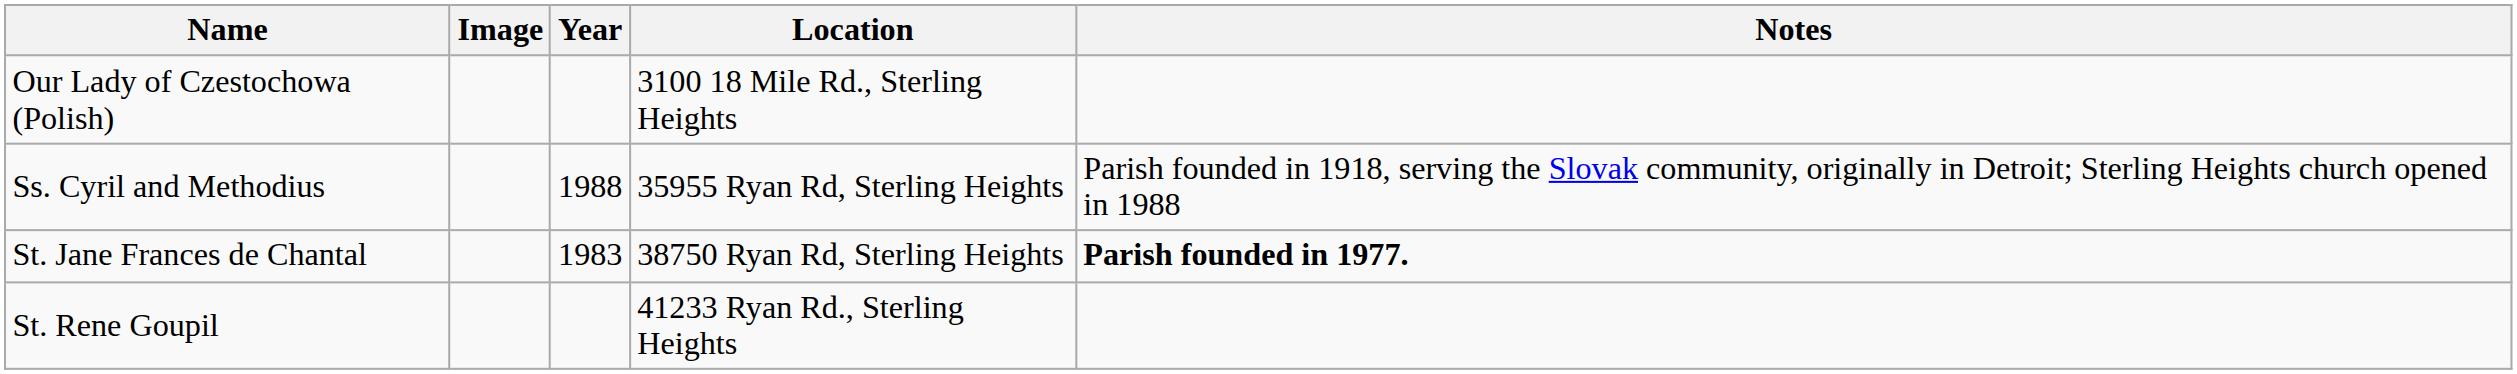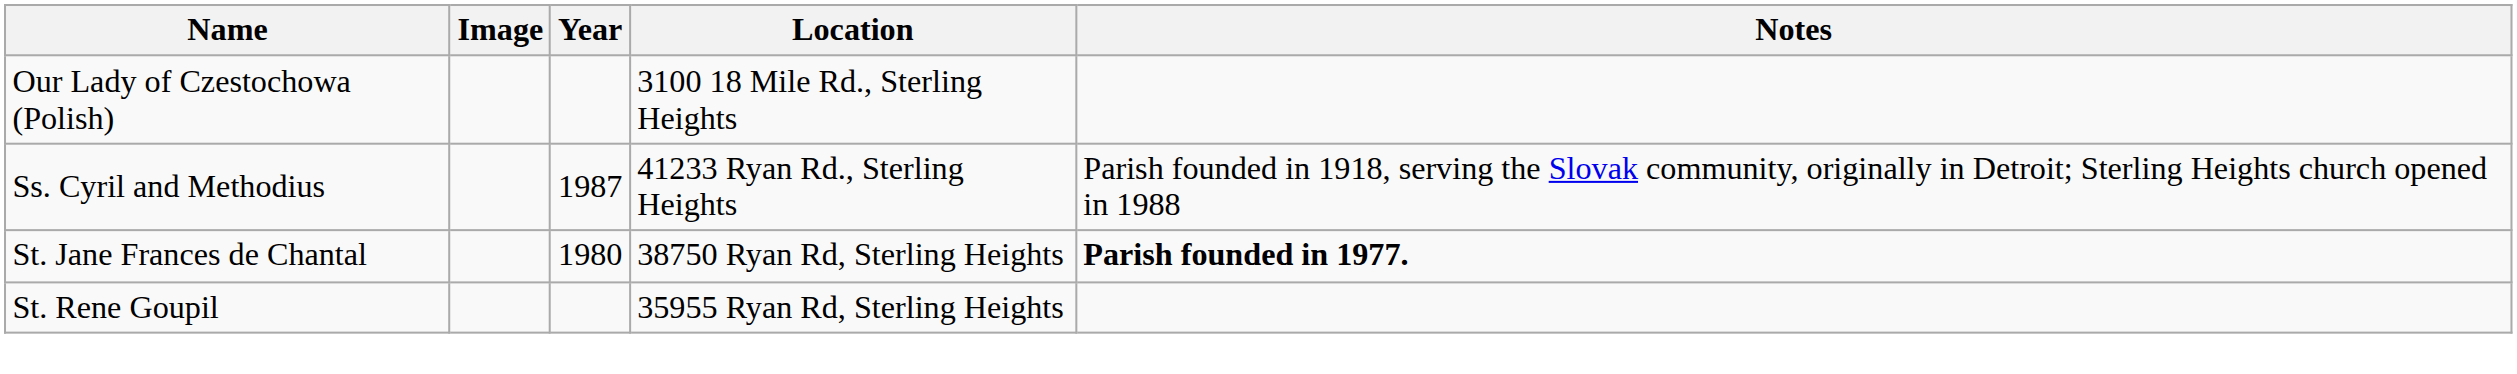(590, 186) 1988 -> (590, 186) 1987
(851, 186) 35955 Ryan Rd, Sterling Heights -> (800, 186) 41233 Ryan Rd., Sterling Heights
(590, 255) 1983 -> (590, 255) 1980
(800, 324) 41233 Ryan Rd., Sterling Heights -> (851, 306) 35955 Ryan Rd, Sterling Heights
